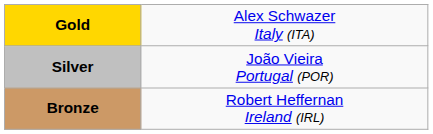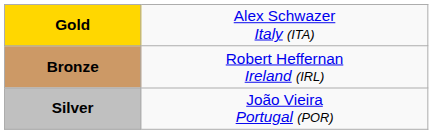rows swapped: (73, 66) <-> (73, 108)
